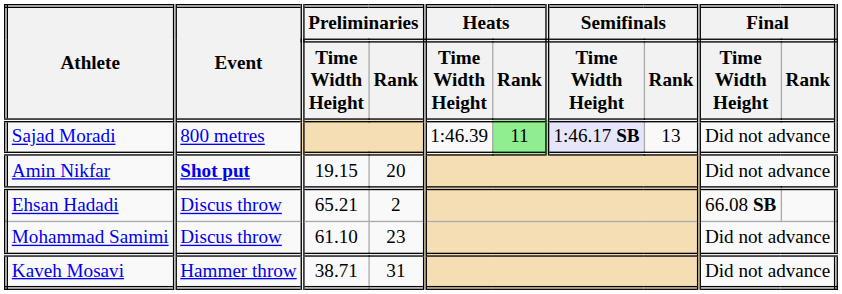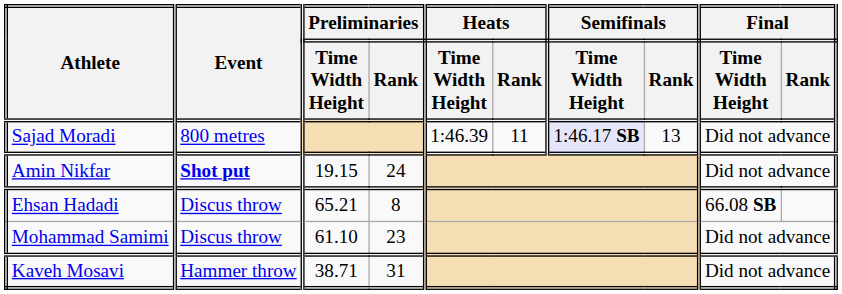(519, 137) lightgreen background -> (519, 137) no background
(396, 171) 20 -> (396, 171) 24
(396, 205) 2 -> (396, 205) 8
